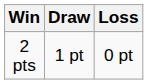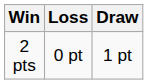columns swapped: (69, 18) <-> (118, 18)
